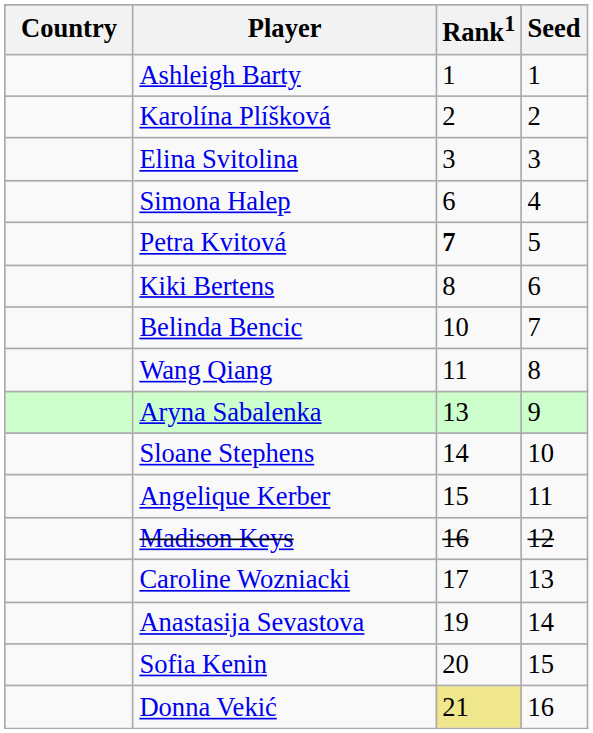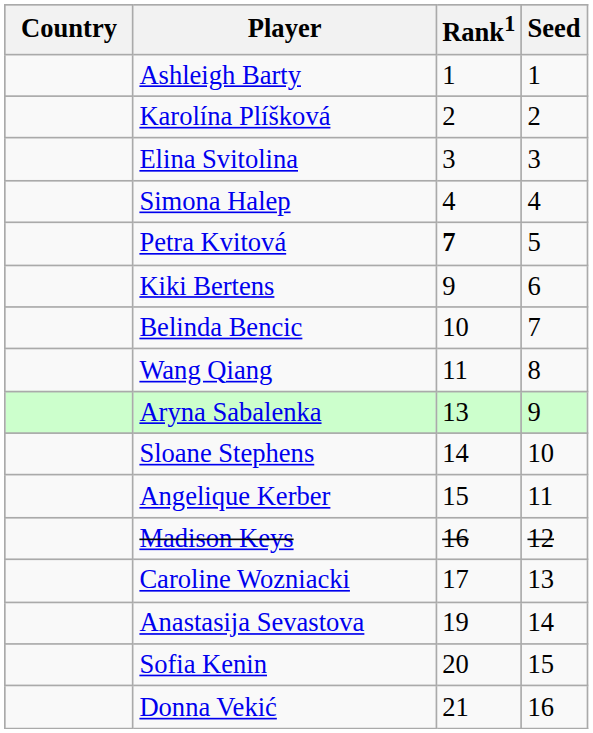(449, 201) 6 -> (449, 201) 4
(449, 285) 8 -> (449, 285) 9
(455, 706) khaki background -> (455, 706) no background
